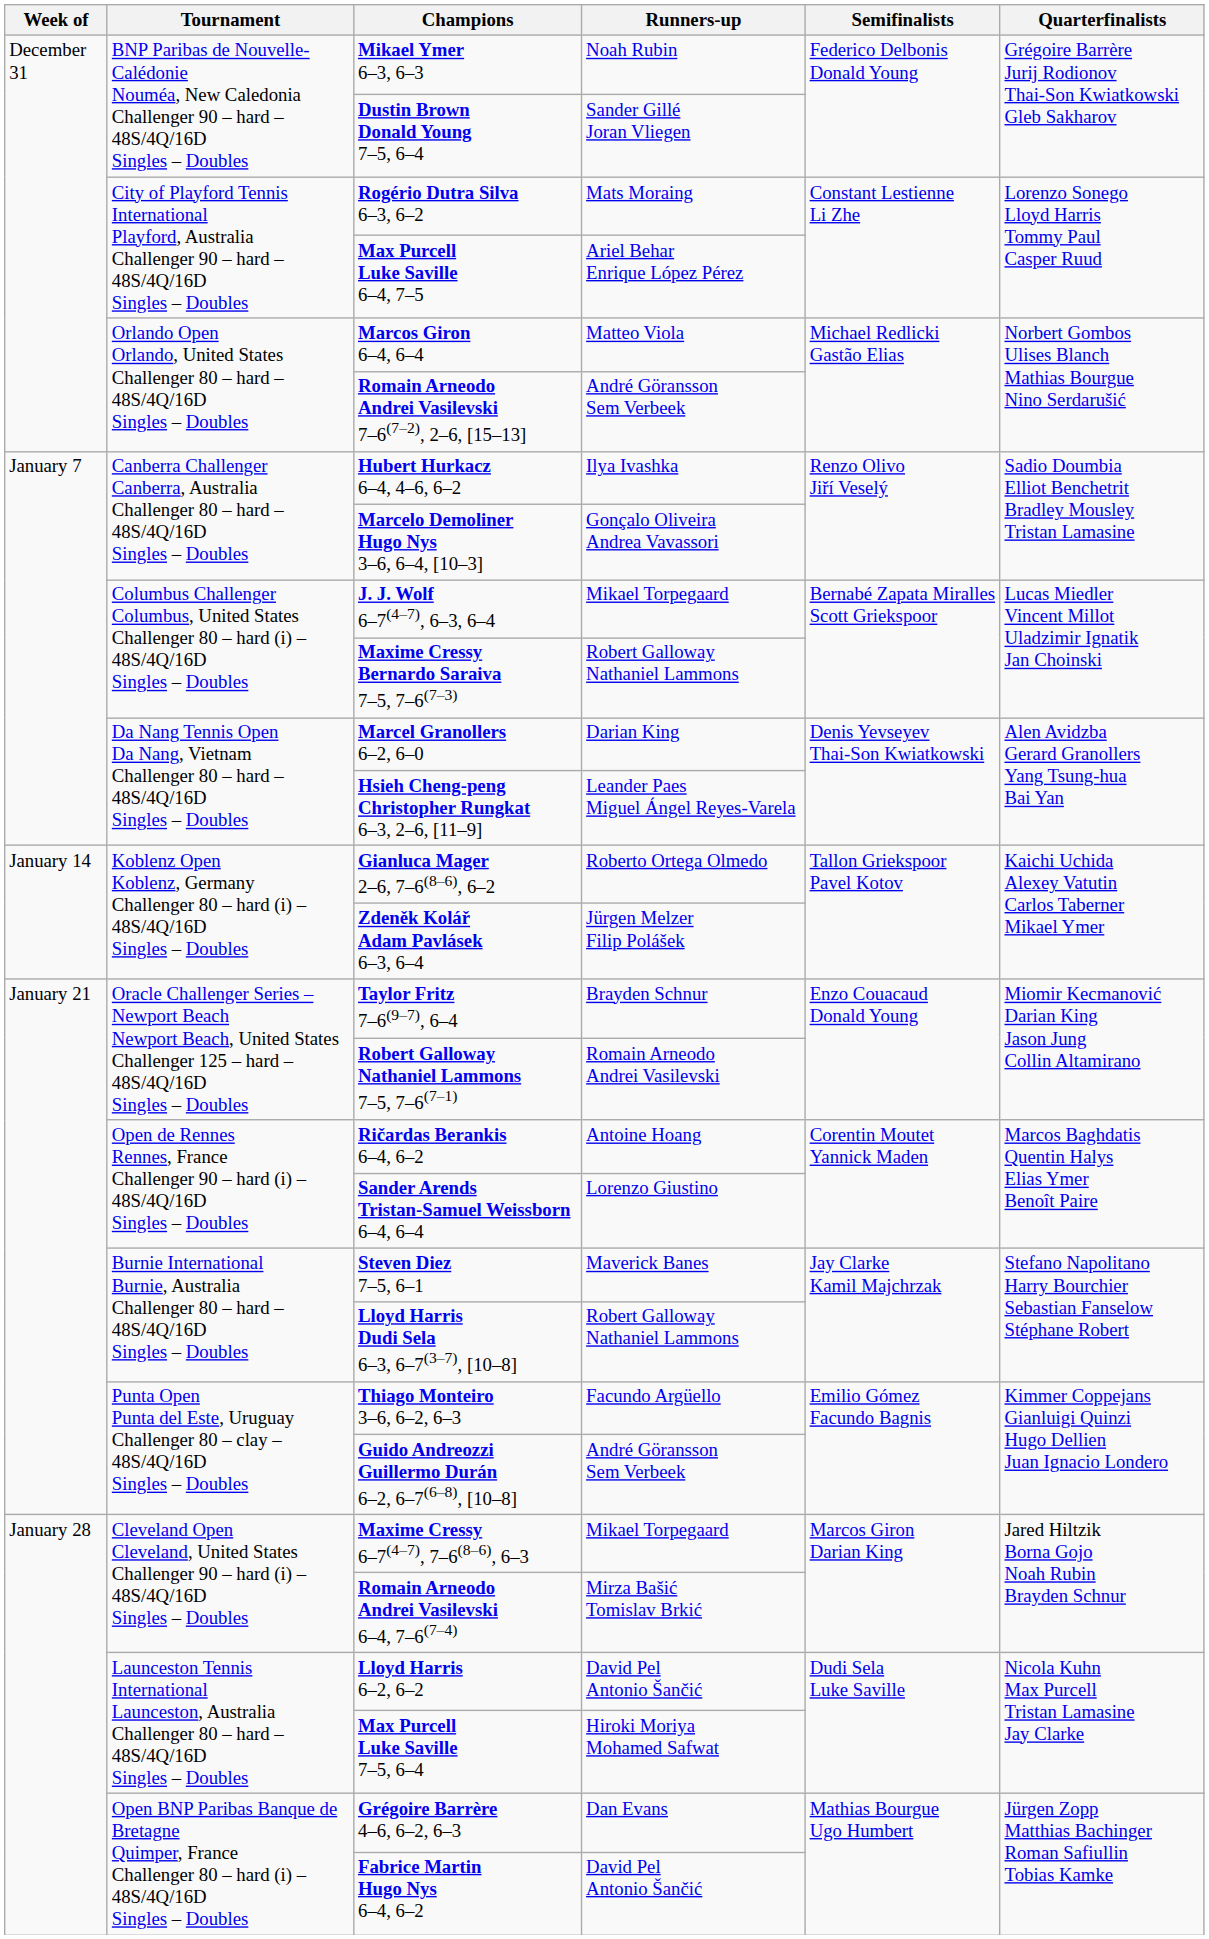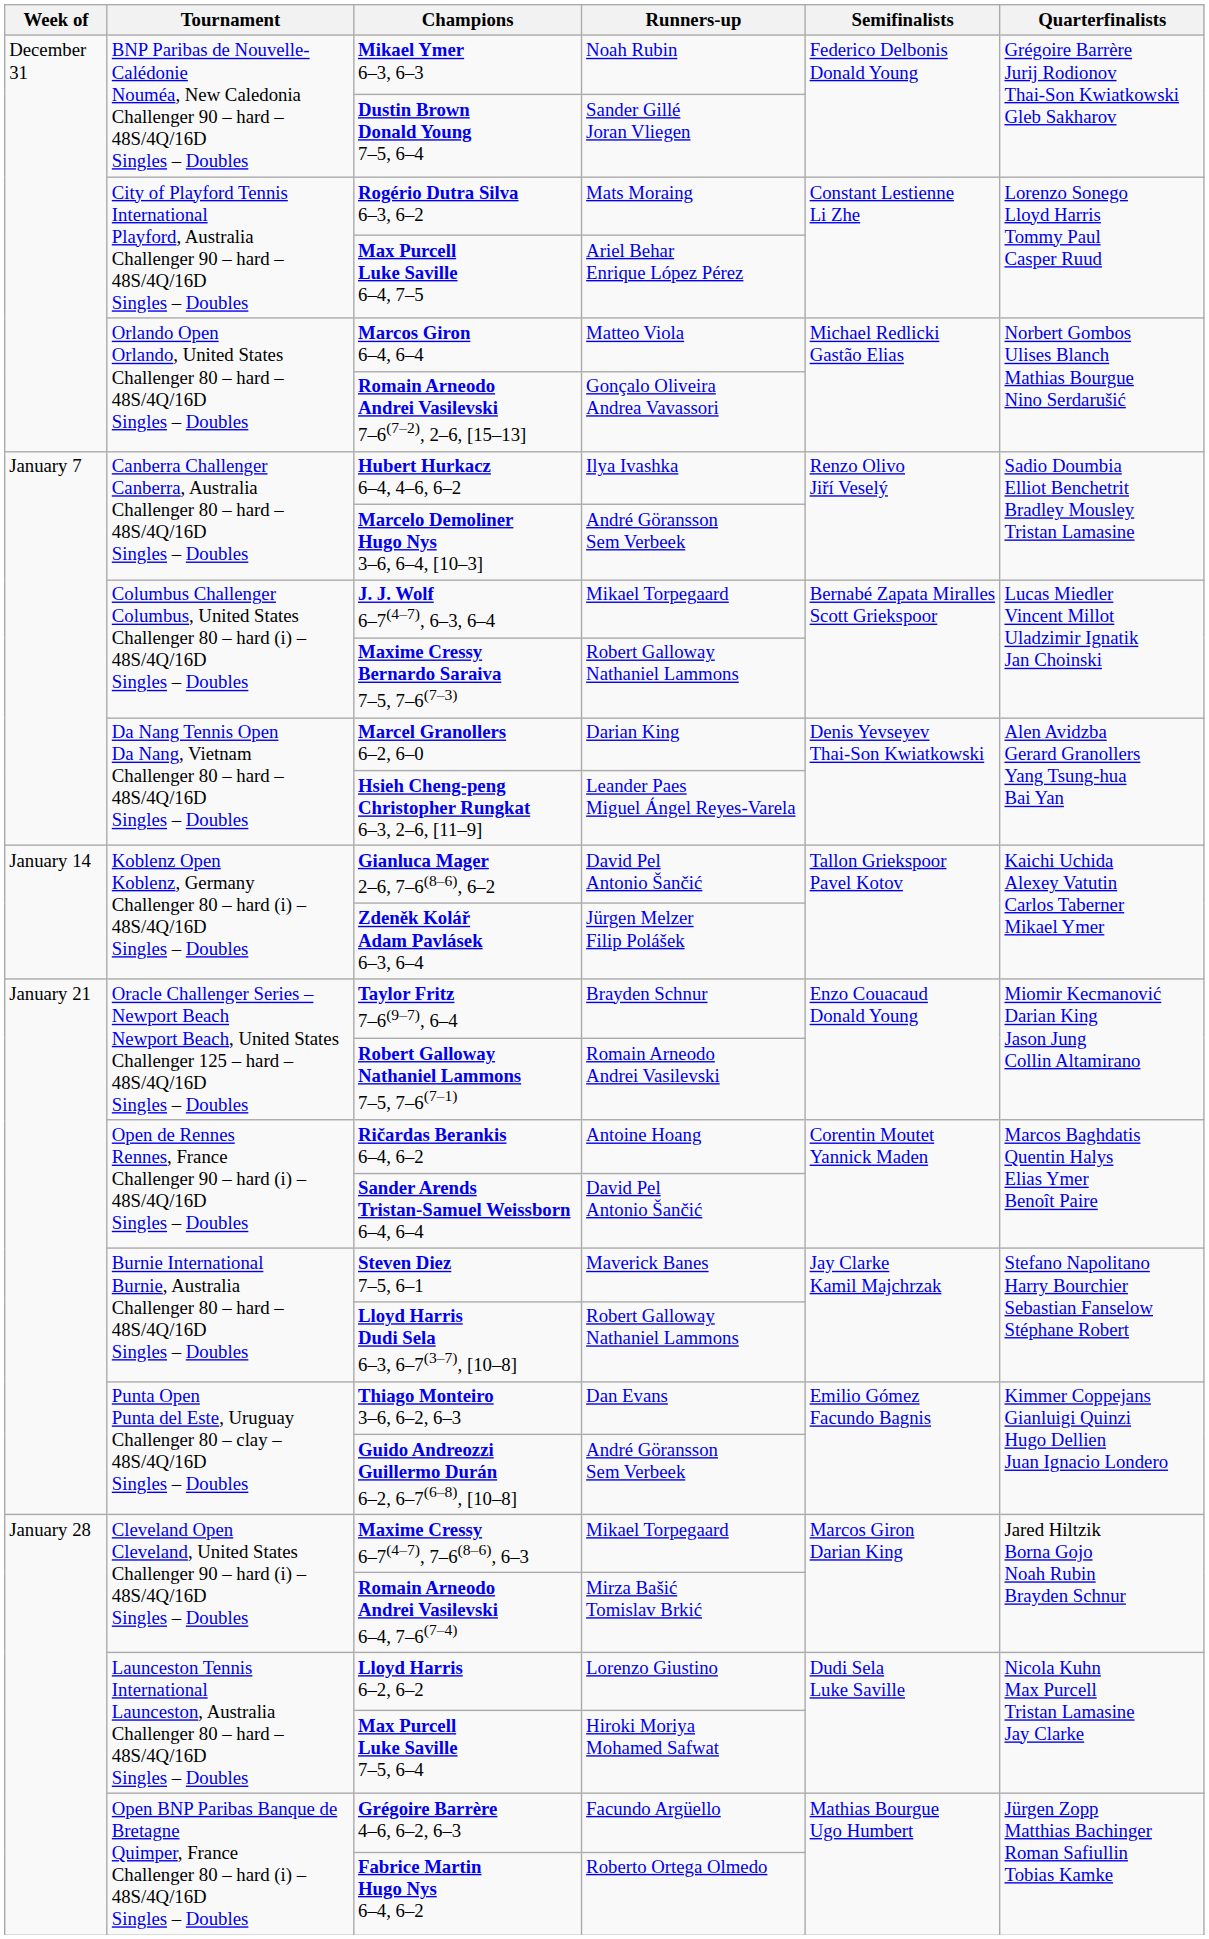(652, 397) André Göransson Sem Verbeek -> (652, 397) Gonçalo Oliveira Andrea Vavassori
(652, 530) Gonçalo Oliveira Andrea Vavassori -> (652, 530) André Göransson Sem Verbeek
(677, 860) Roberto Ortega Olmedo -> (644, 871) David Pel Antonio Šančić
(652, 1188) Lorenzo Giustino -> (644, 1199) David Pel Antonio Šančić
(653, 1396) Facundo Argüello -> (627, 1396) Dan Evans
(644, 1678) David Pel Antonio Šančić -> (652, 1667) Lorenzo Giustino
(627, 1808) Dan Evans -> (653, 1808) Facundo Argüello
(644, 1878) David Pel Antonio Šančić -> (677, 1866) Roberto Ortega Olmedo
